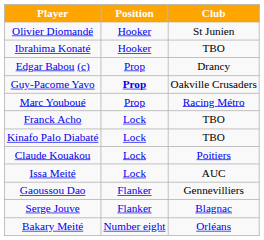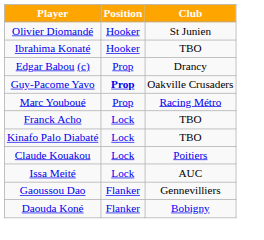- row: (53, 208)
+ row: (53, 208)
- row: (53, 226)
